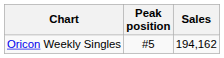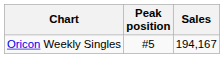(196, 44) 194,162 -> (196, 44) 194,167
